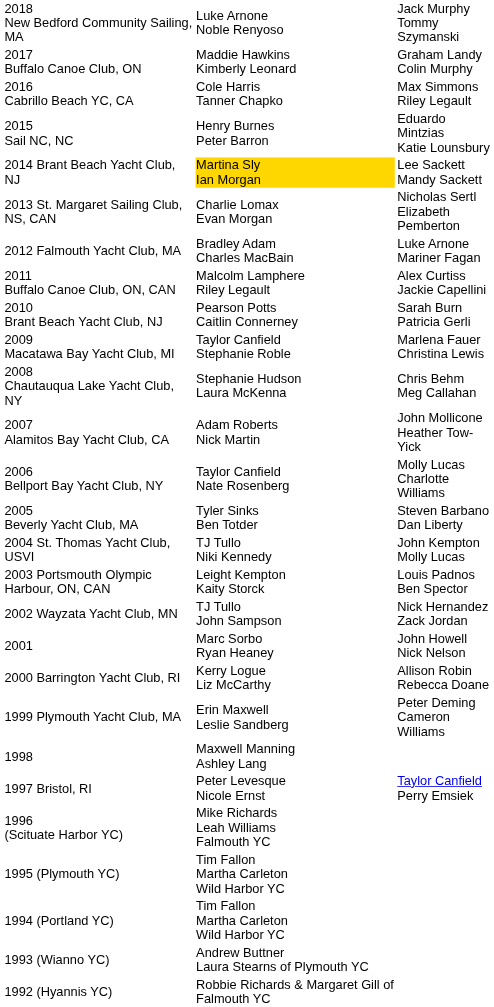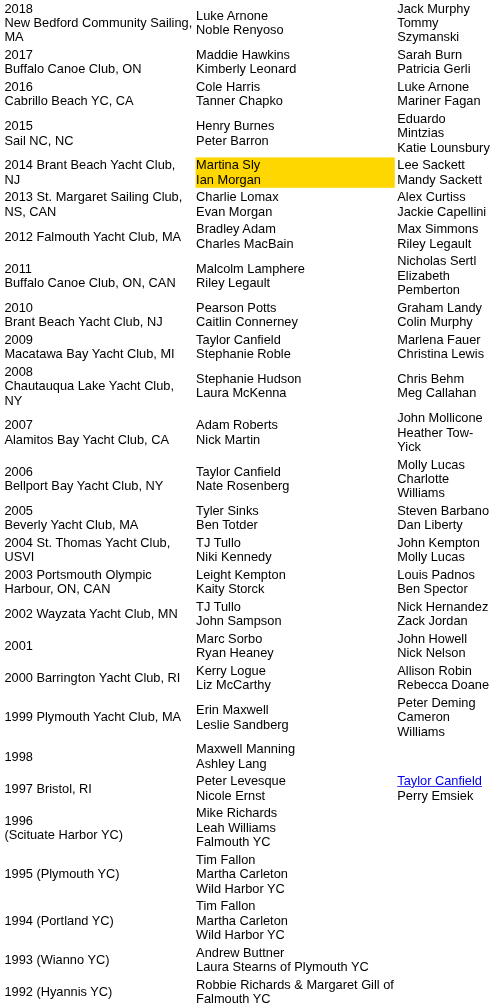(440, 62) Graham Landy Colin Murphy -> (434, 62) Sarah Burn Patricia Gerli
(438, 94) Max Simmons Riley Legault -> (439, 94) Luke Arnone Mariner Fagan
(437, 211) Nicholas Sertl Elizabeth Pemberton -> (442, 204) Alex Curtiss Jackie Capellini
(439, 251) Luke Arnone Mariner Fagan -> (438, 236) Max Simmons Riley Legault
(442, 283) Alex Curtiss Jackie Capellini -> (437, 275) Nicholas Sertl Elizabeth Pemberton
(434, 315) Sarah Burn Patricia Gerli -> (440, 315) Graham Landy Colin Murphy
